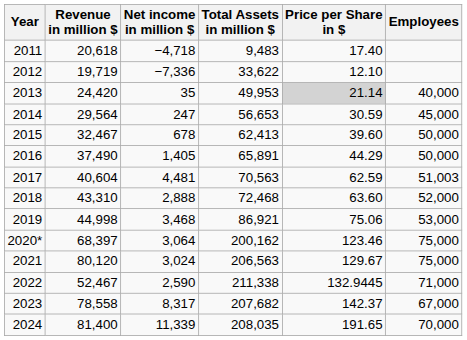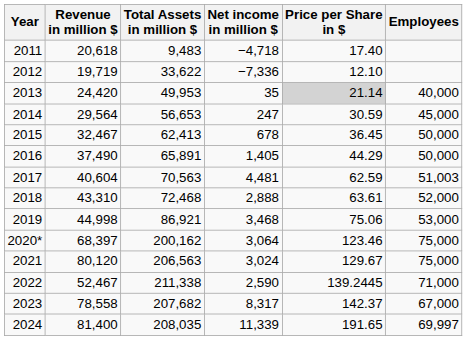columns swapped: (160, 22) <-> (240, 22)
(366, 135) 39.60 -> (366, 135) 36.45
(366, 198) 63.60 -> (366, 198) 63.61
(355, 282) 132.9445 -> (355, 282) 139.2445
(438, 324) 70,000 -> (438, 324) 69,997
